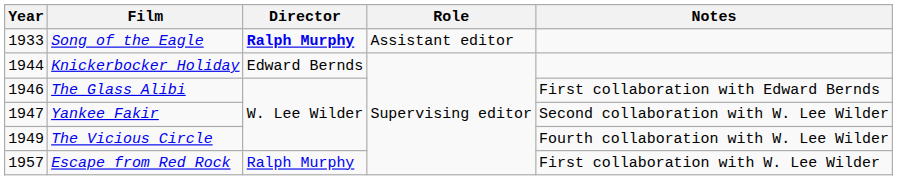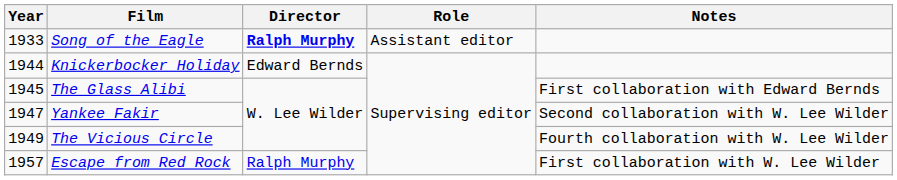(26, 90) 1946 -> (26, 90) 1945
